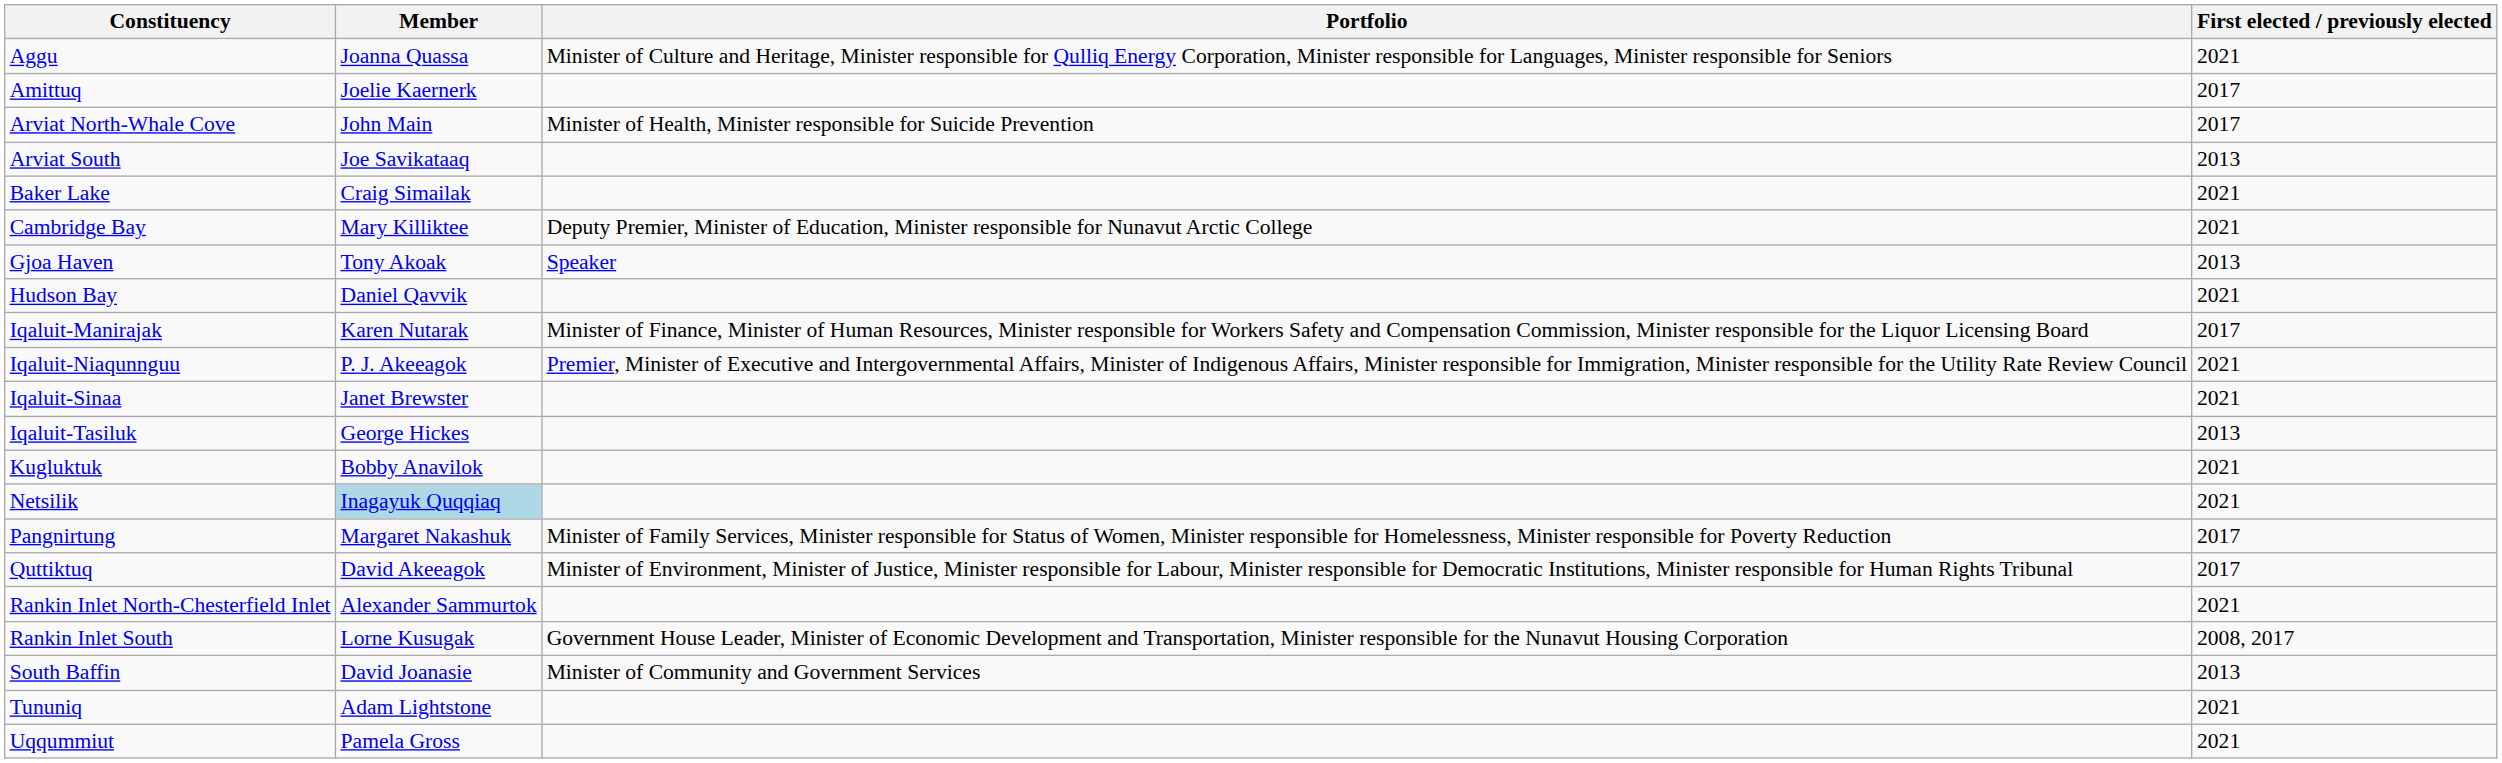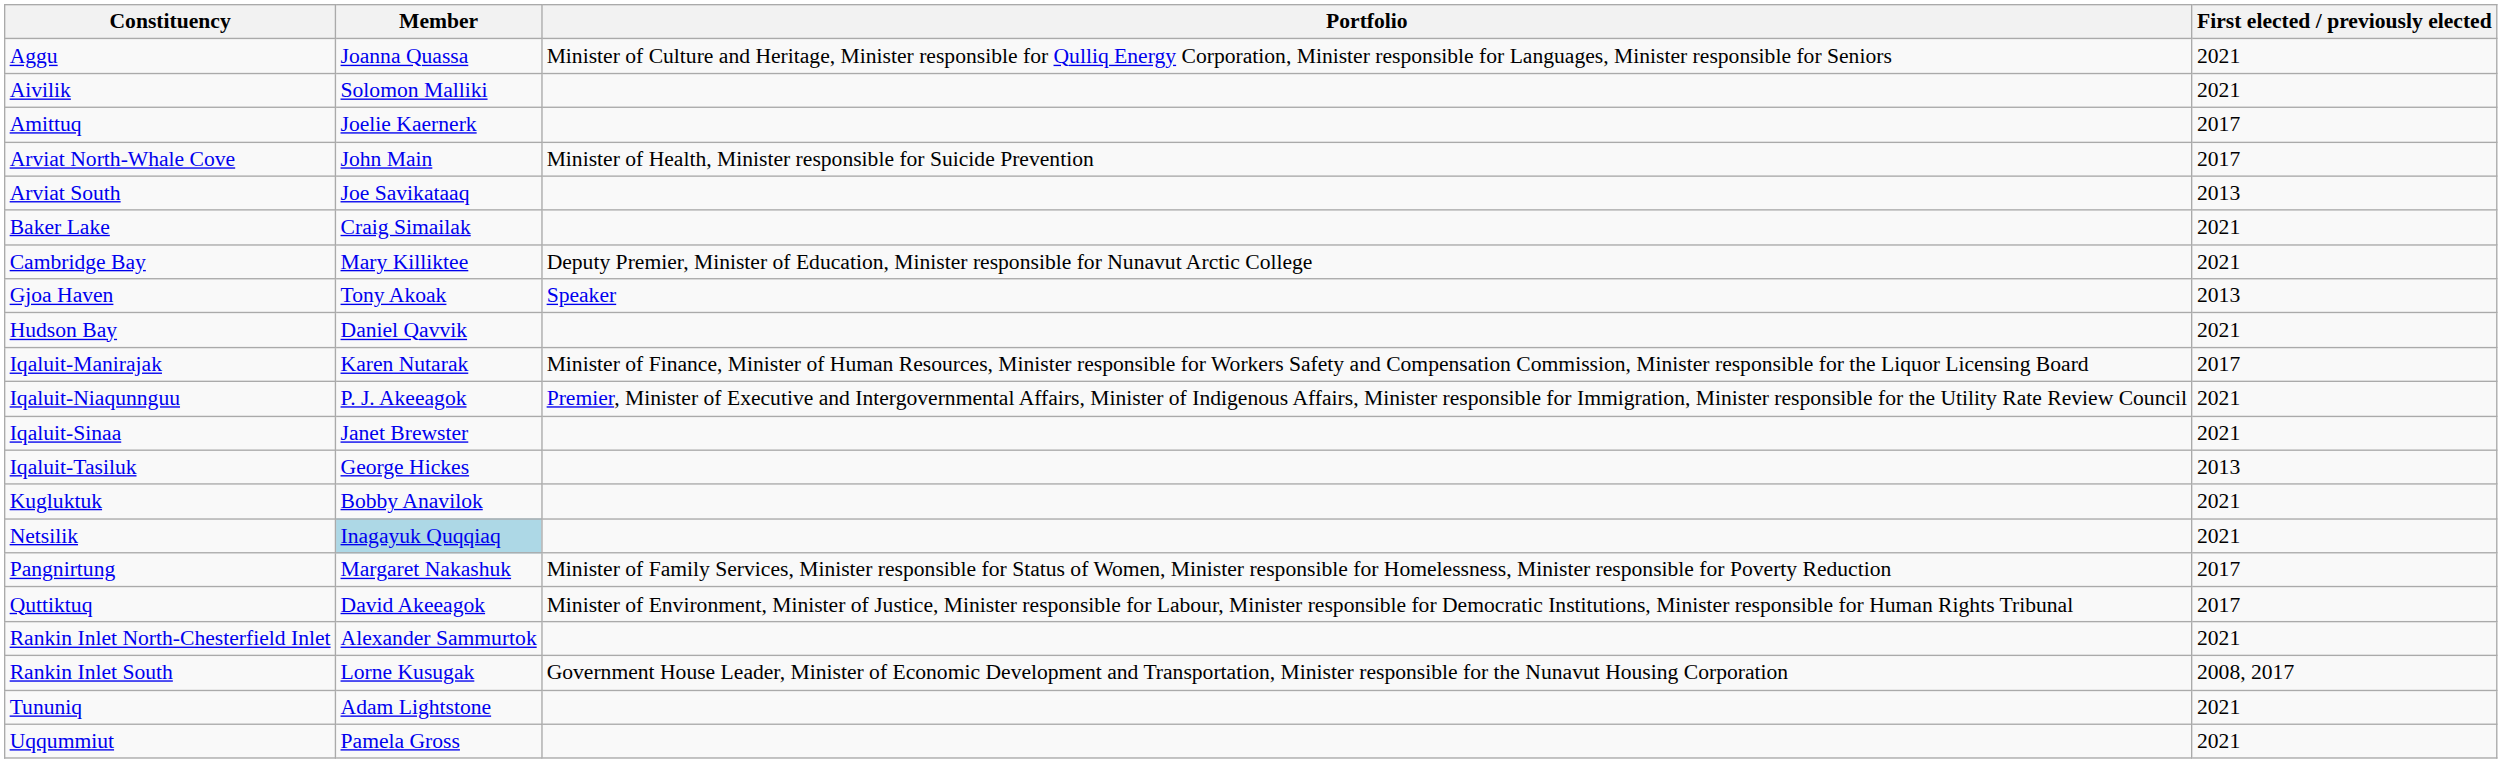+ row: (40, 90)
- row: (65, 672)
